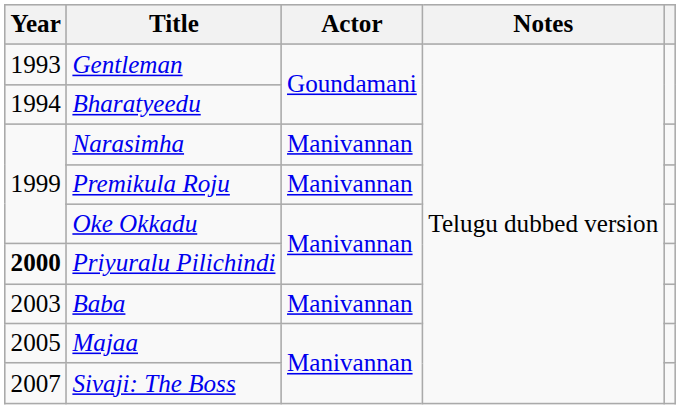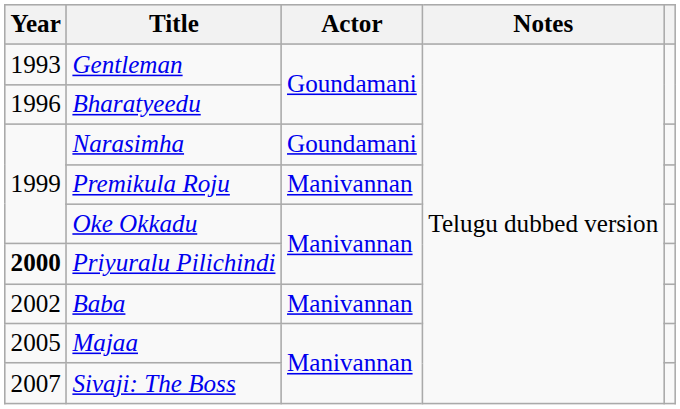(36, 104) 1994 -> (36, 104) 1996
(350, 143) Manivannan -> (352, 143) Goundamani
(36, 303) 2003 -> (36, 303) 2002
